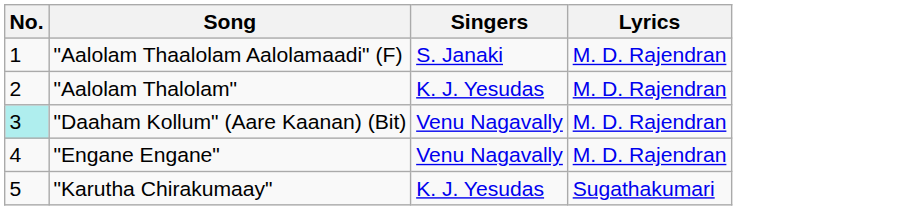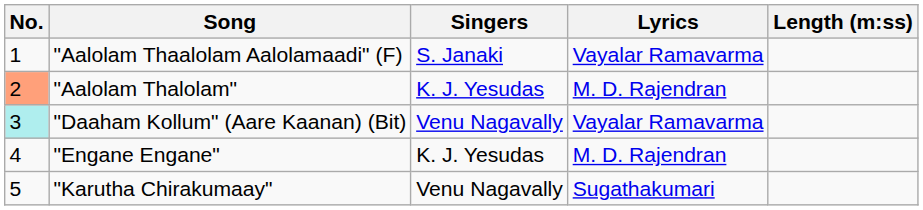+ column: (843, 22)
(650, 55) M. D. Rajendran -> (668, 55) Vayalar Ramavarma
(15, 88) no background -> (15, 88) lightsalmon background
(650, 122) M. D. Rajendran -> (668, 122) Vayalar Ramavarma
(490, 155) Venu Nagavally -> (480, 155) K. J. Yesudas
(480, 189) K. J. Yesudas -> (490, 189) Venu Nagavally
